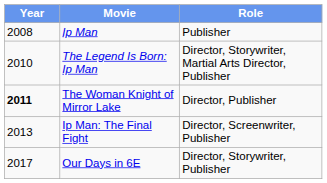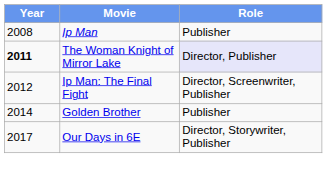- row: (115, 63)
(229, 100) no background -> (229, 56) lavender background
(20, 132) 2013 -> (20, 87) 2012
+ row: (101, 112)
